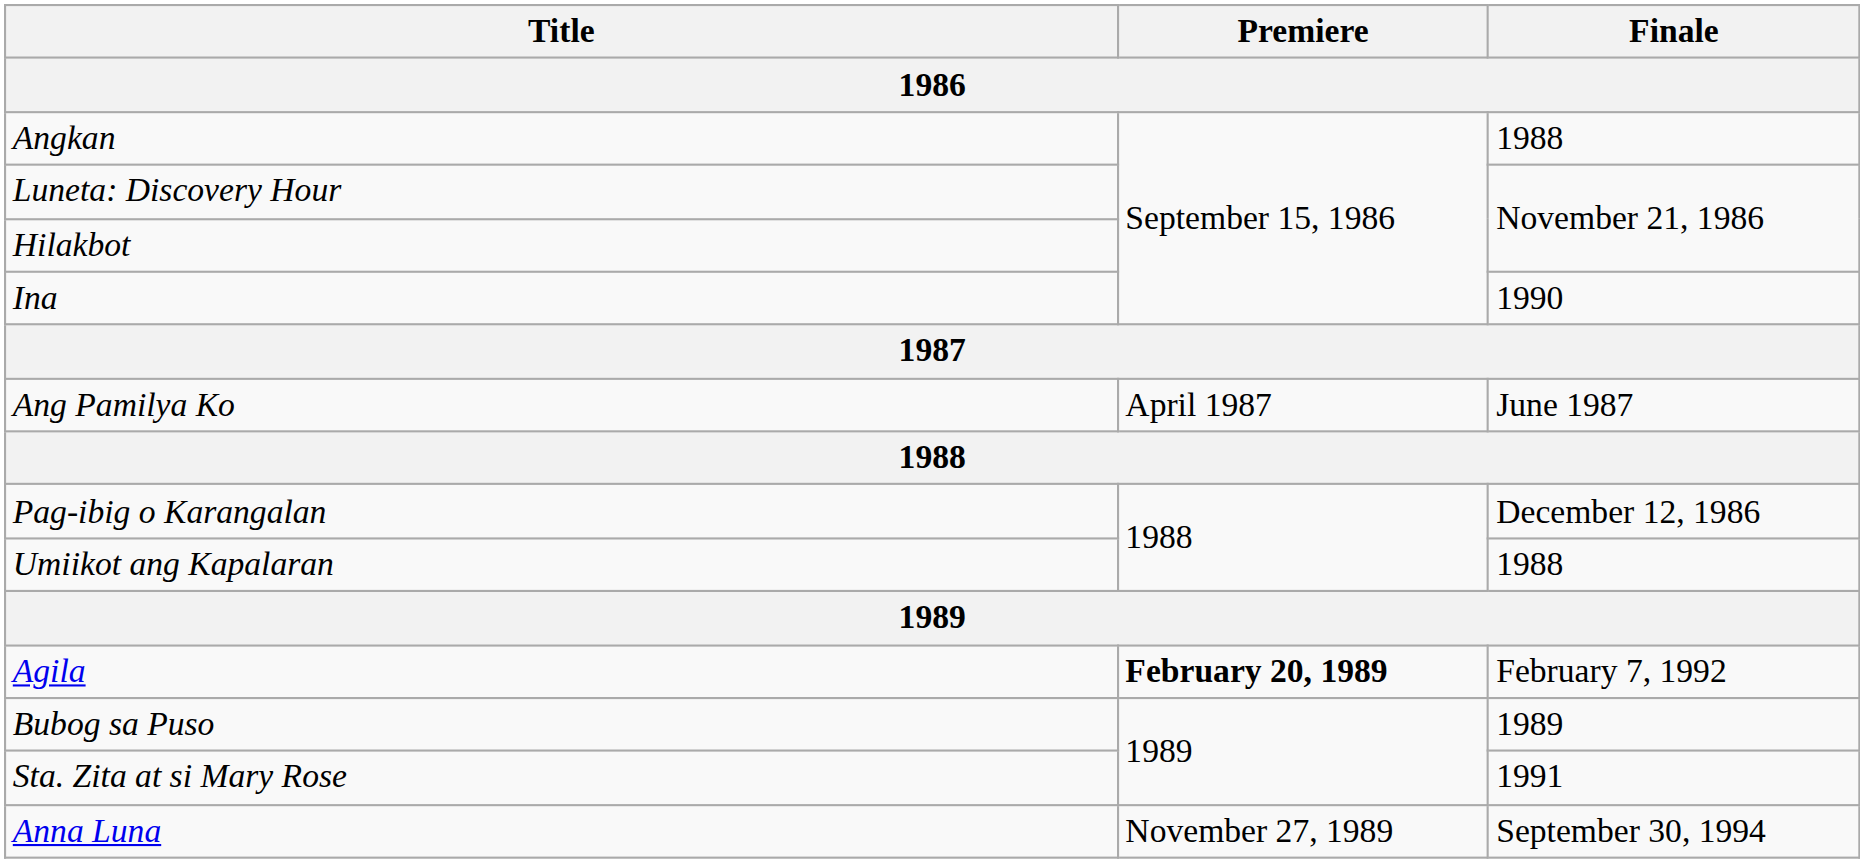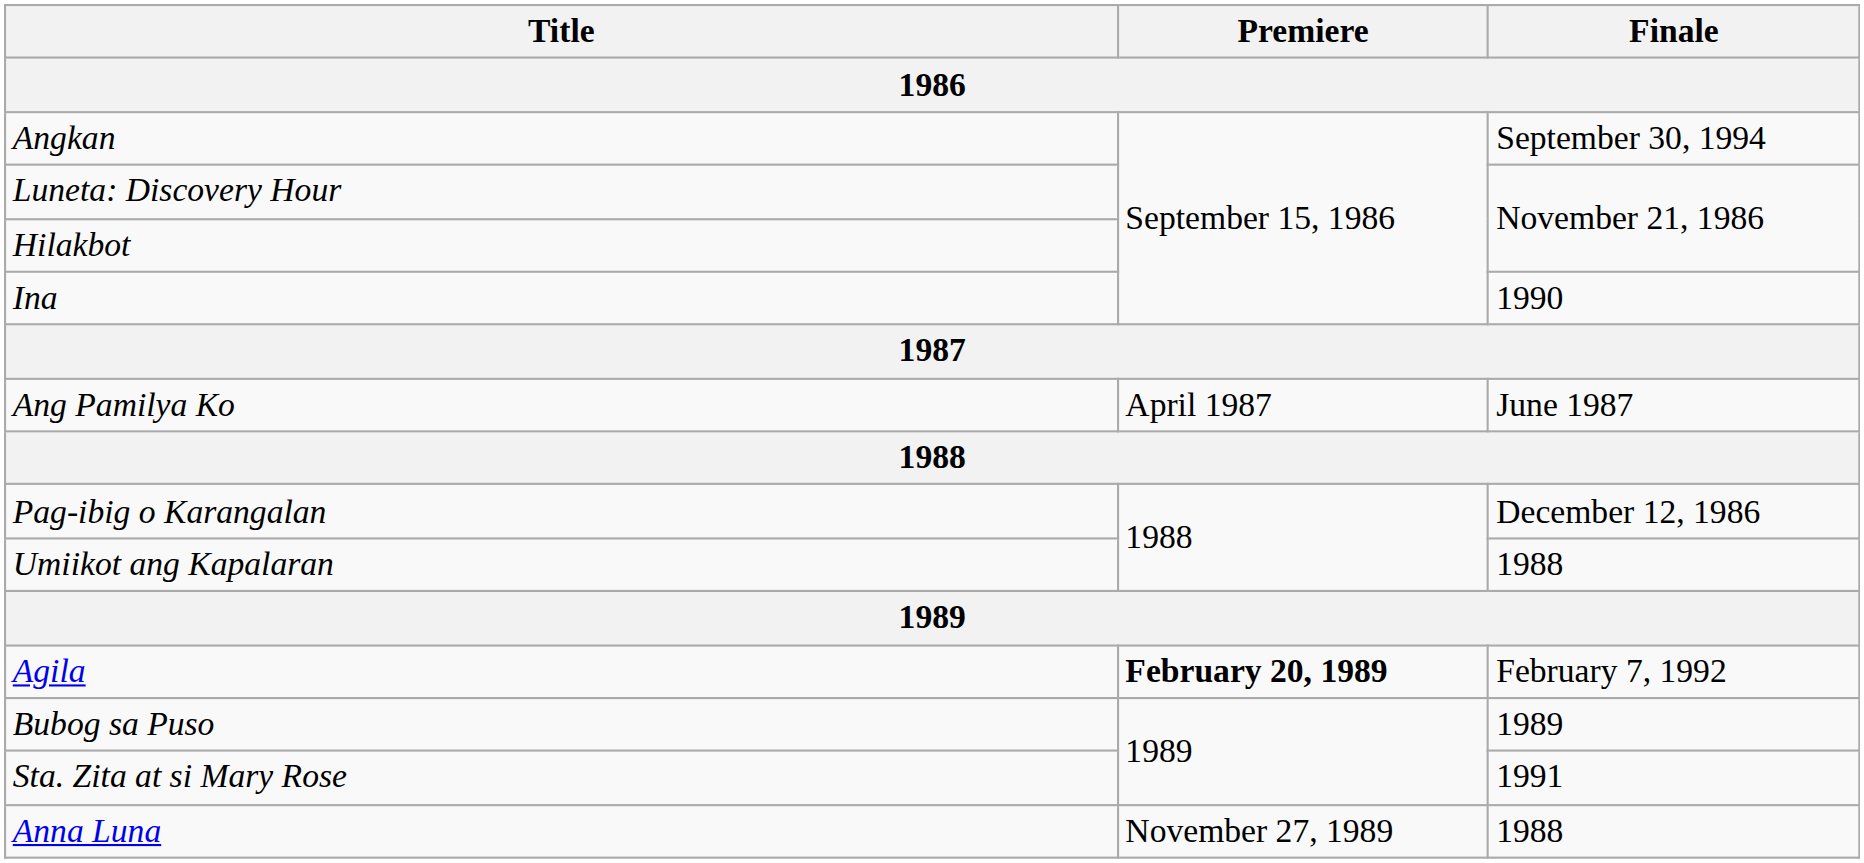(1530, 137) 1988 -> (1631, 137) September 30, 1994
(1631, 830) September 30, 1994 -> (1530, 830) 1988
